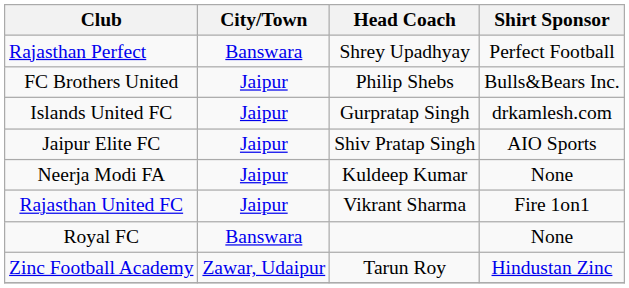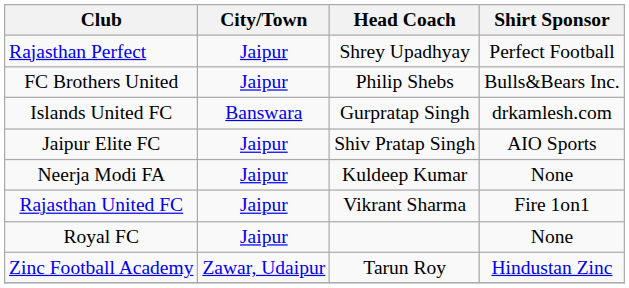(264, 50) Banswara -> (264, 50) Jaipur
(264, 112) Jaipur -> (264, 112) Banswara
(264, 236) Banswara -> (264, 236) Jaipur
